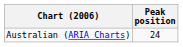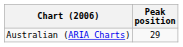(155, 35) 24 -> (155, 35) 29
